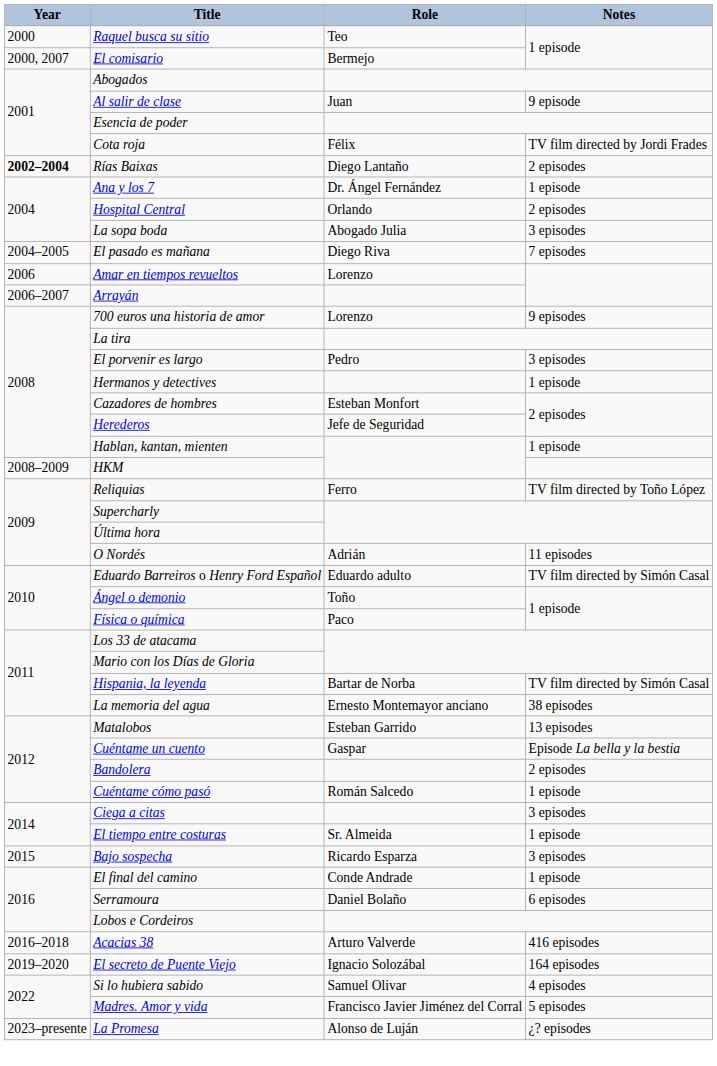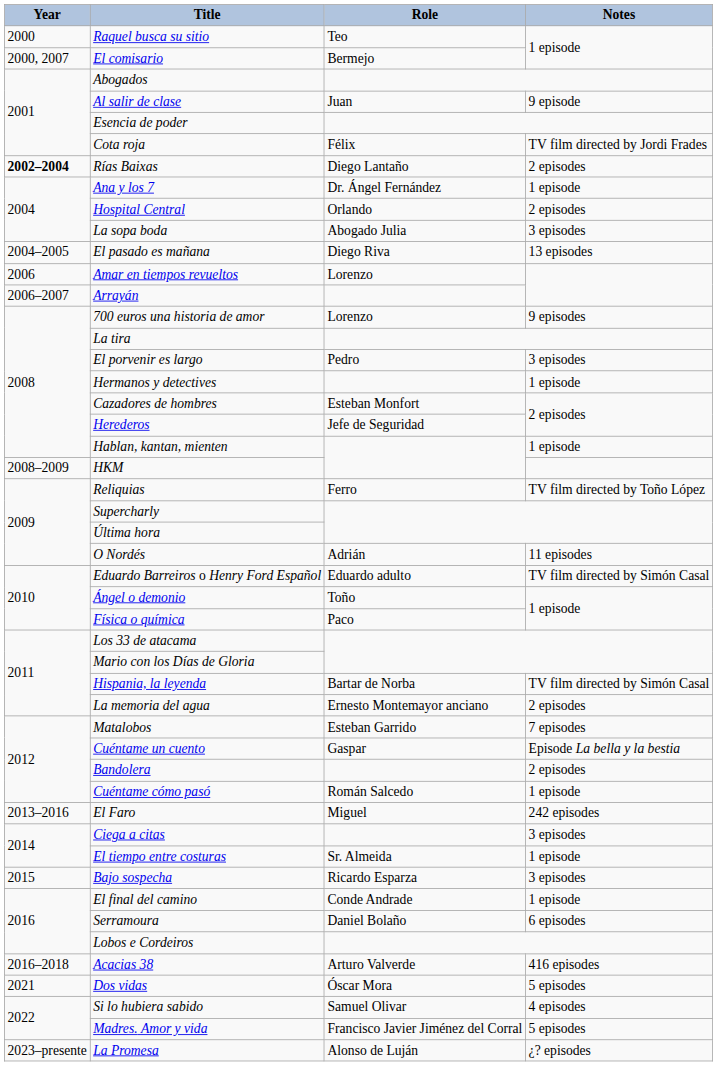(557, 252) 7 episodes -> (561, 252) 13 episodes
(561, 705) 38 episodes -> (557, 705) 2 episodes
(561, 727) 13 episodes -> (557, 727) 7 episodes
+ row: (114, 813)
- row: (165, 964)
+ row: (120, 985)
